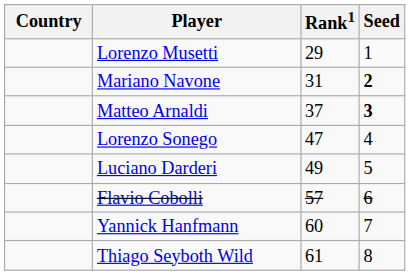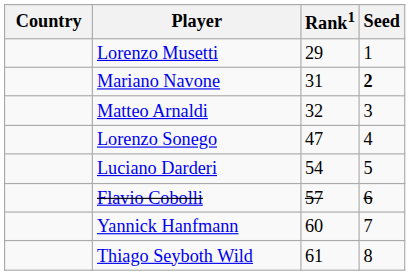(314, 110) 37 -> (314, 110) 32
(368, 110) bold -> (368, 110) normal
(314, 168) 49 -> (314, 168) 54
